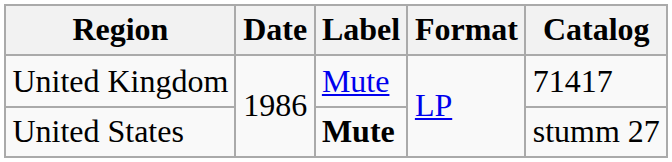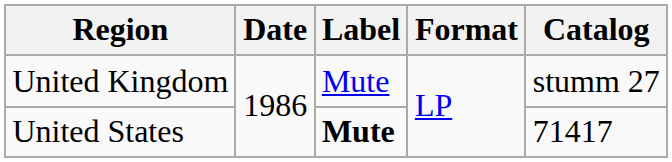(573, 80) 71417 -> (596, 80) stumm 27
(596, 131) stumm 27 -> (573, 131) 71417
